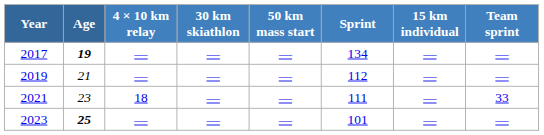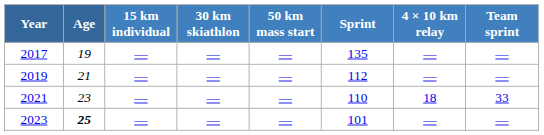columns swapped: (430, 23) <-> (141, 23)
(84, 53) bold -> (84, 53) normal
(358, 53) 134 -> (358, 53) 135
(358, 97) 111 -> (358, 97) 110
